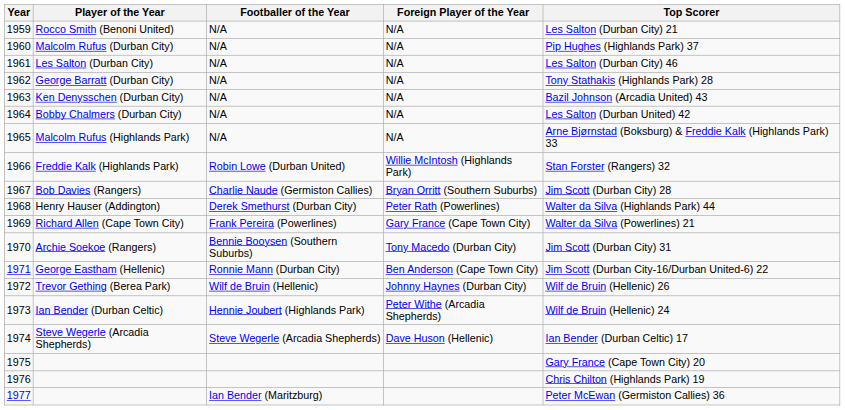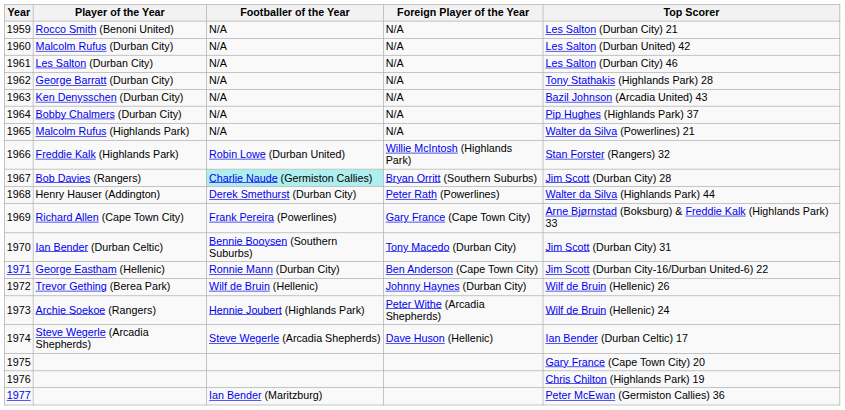(622, 47) Pip Hughes (Highlands Park) 37 -> (618, 47) Les Salton (Durban United) 42
(618, 115) Les Salton (Durban United) 42 -> (622, 115) Pip Hughes (Highlands Park) 37
(687, 138) Arne Bjørnstad (Boksburg) & Freddie Kalk (Highlands Park) 33 -> (620, 132) Walter da Silva (Powerlines) 21
(291, 190) no background -> (291, 178) paleturquoise background
(620, 224) Walter da Silva (Powerlines) 21 -> (687, 218) Arne Bjørnstad (Boksburg) & Freddie Kalk (Highlands Park) 33
(96, 247) Archie Soekoe (Rangers) -> (99, 247) Ian Bender (Durban Celtic)
(99, 310) Ian Bender (Durban Celtic) -> (96, 310) Archie Soekoe (Rangers)
